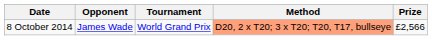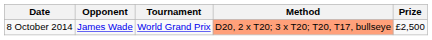(410, 27) £2,566 -> (410, 27) £2,500
